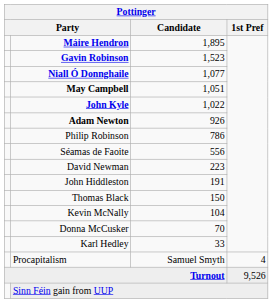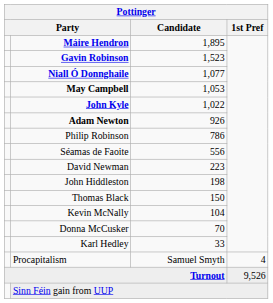(214, 89) 1,051 -> (214, 89) 1,053
(217, 182) 191 -> (217, 182) 198
